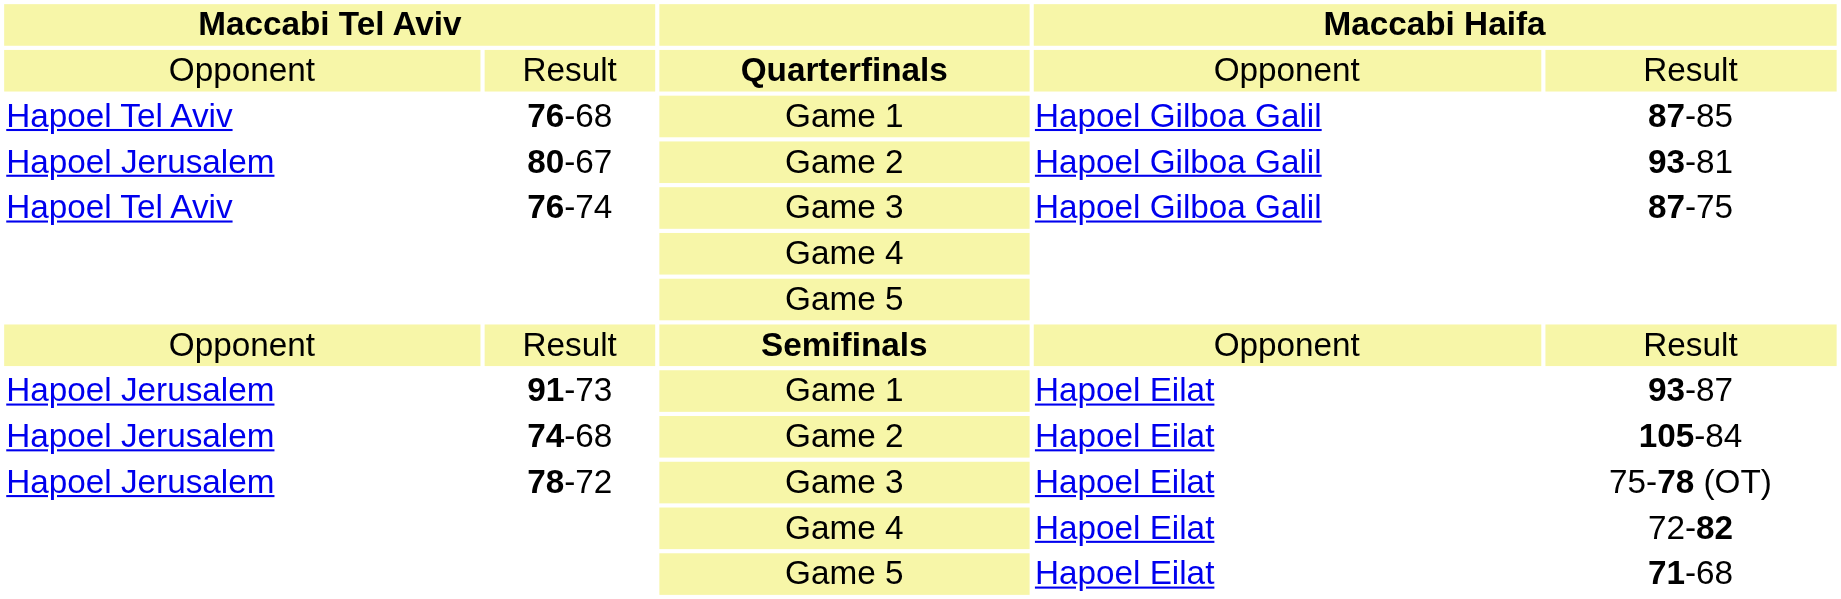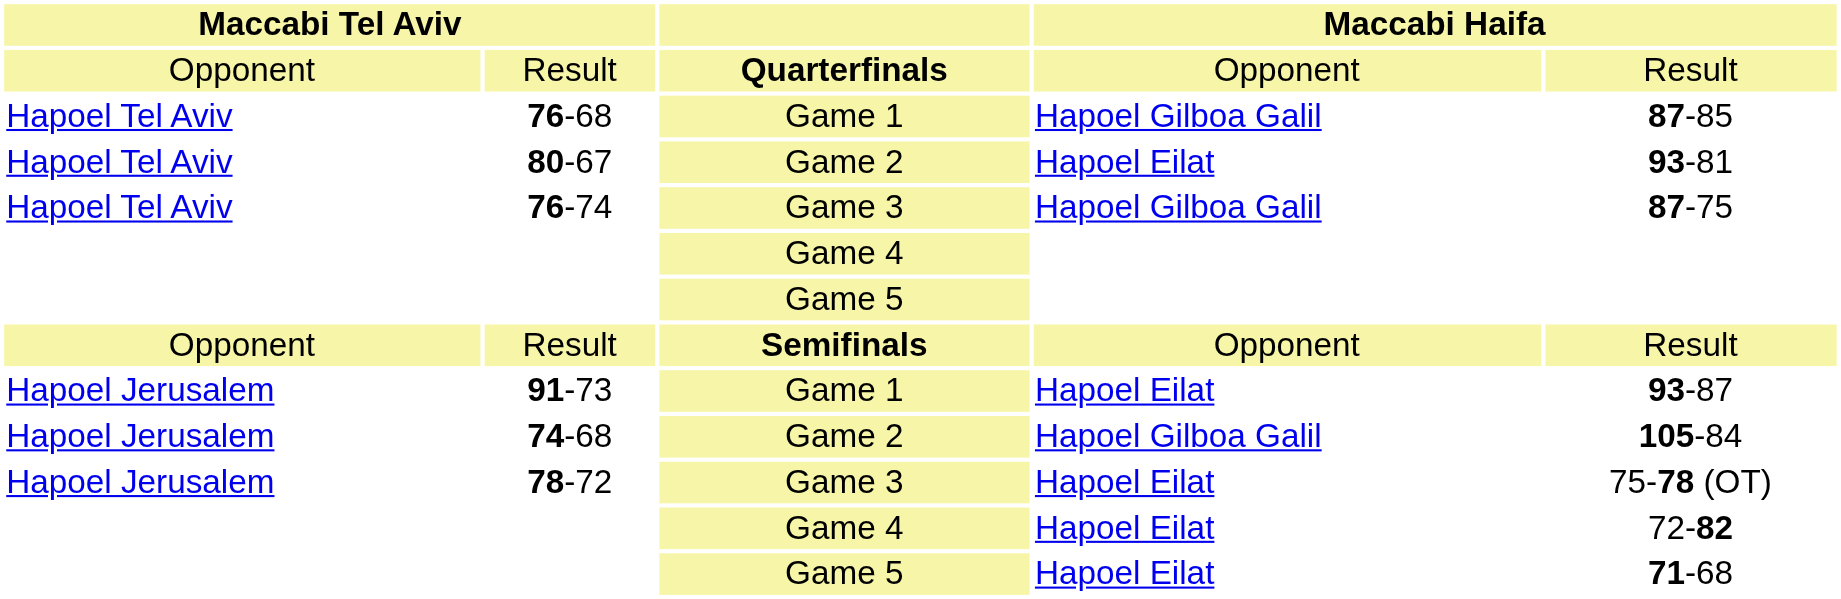(140, 161) Hapoel Jerusalem -> (119, 161) Hapoel Tel Aviv
(1178, 161) Hapoel Gilboa Galil -> (1125, 161) Hapoel Eilat
(1125, 436) Hapoel Eilat -> (1178, 436) Hapoel Gilboa Galil
